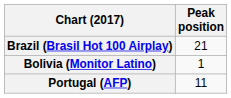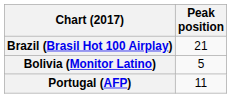(201, 64) 1 -> (201, 64) 5
